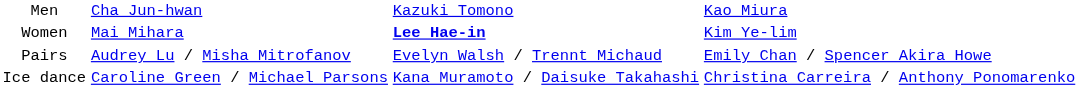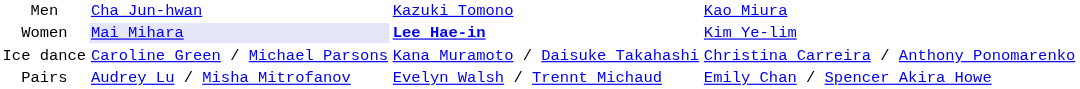(137, 33) no background -> (137, 33) lavender background
rows swapped: (44, 56) <-> (44, 78)
